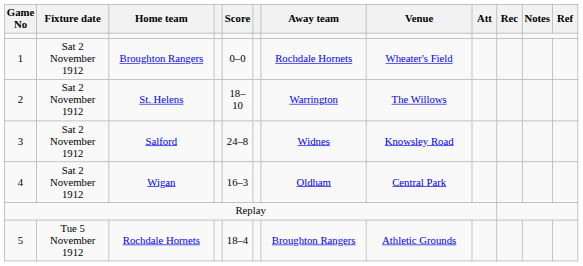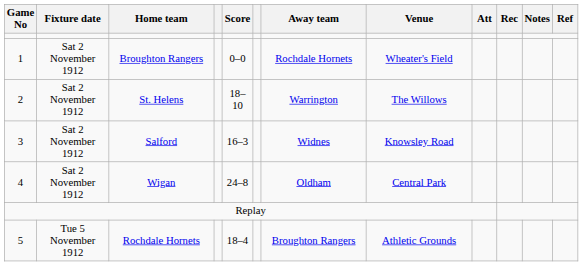(238, 141) 24–8 -> (238, 141) 16–3
(238, 182) 16–3 -> (238, 182) 24–8
